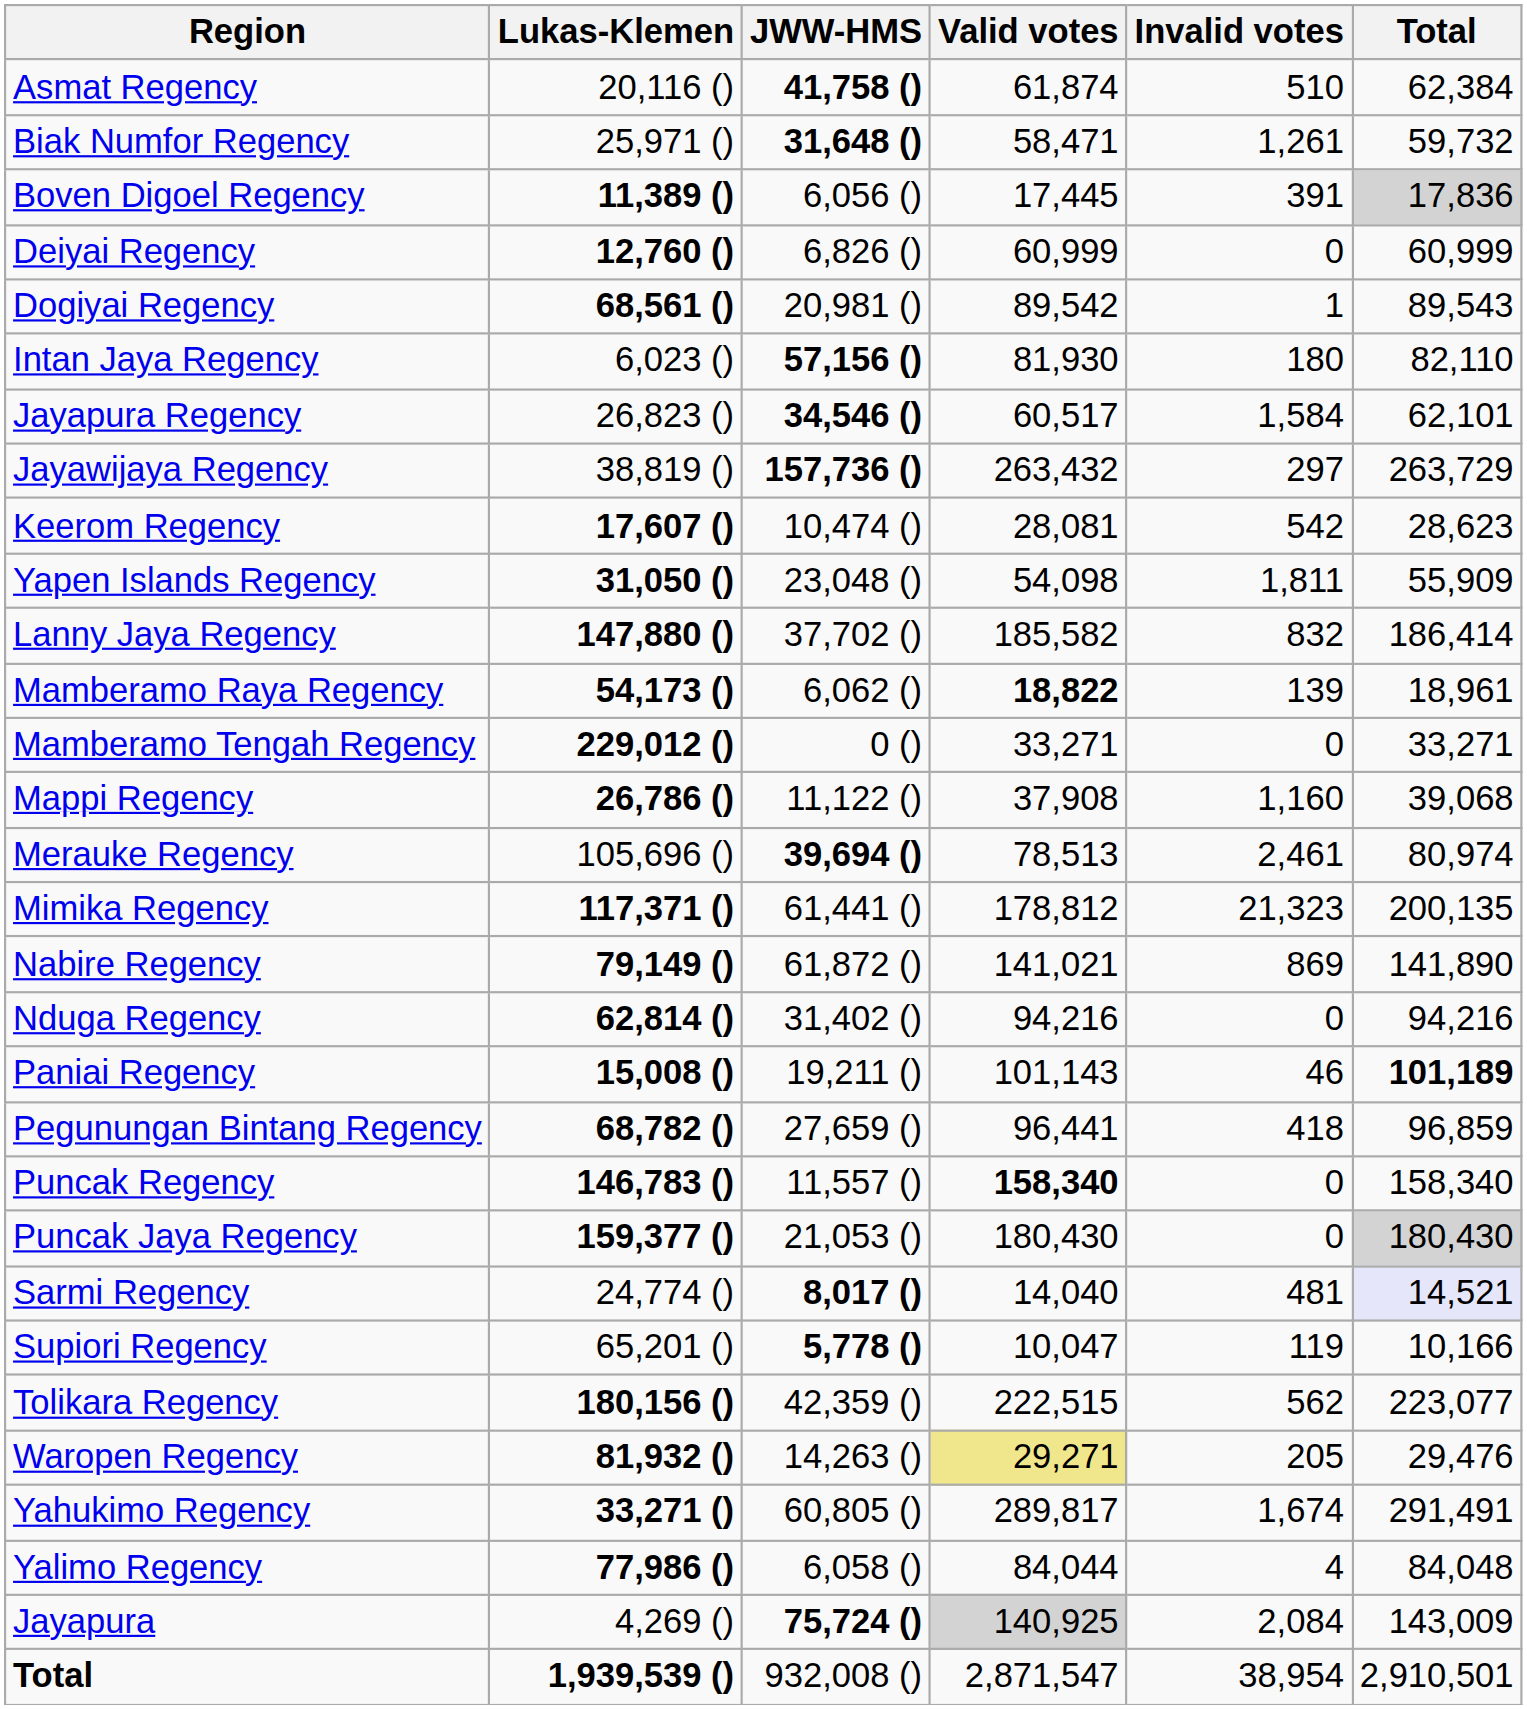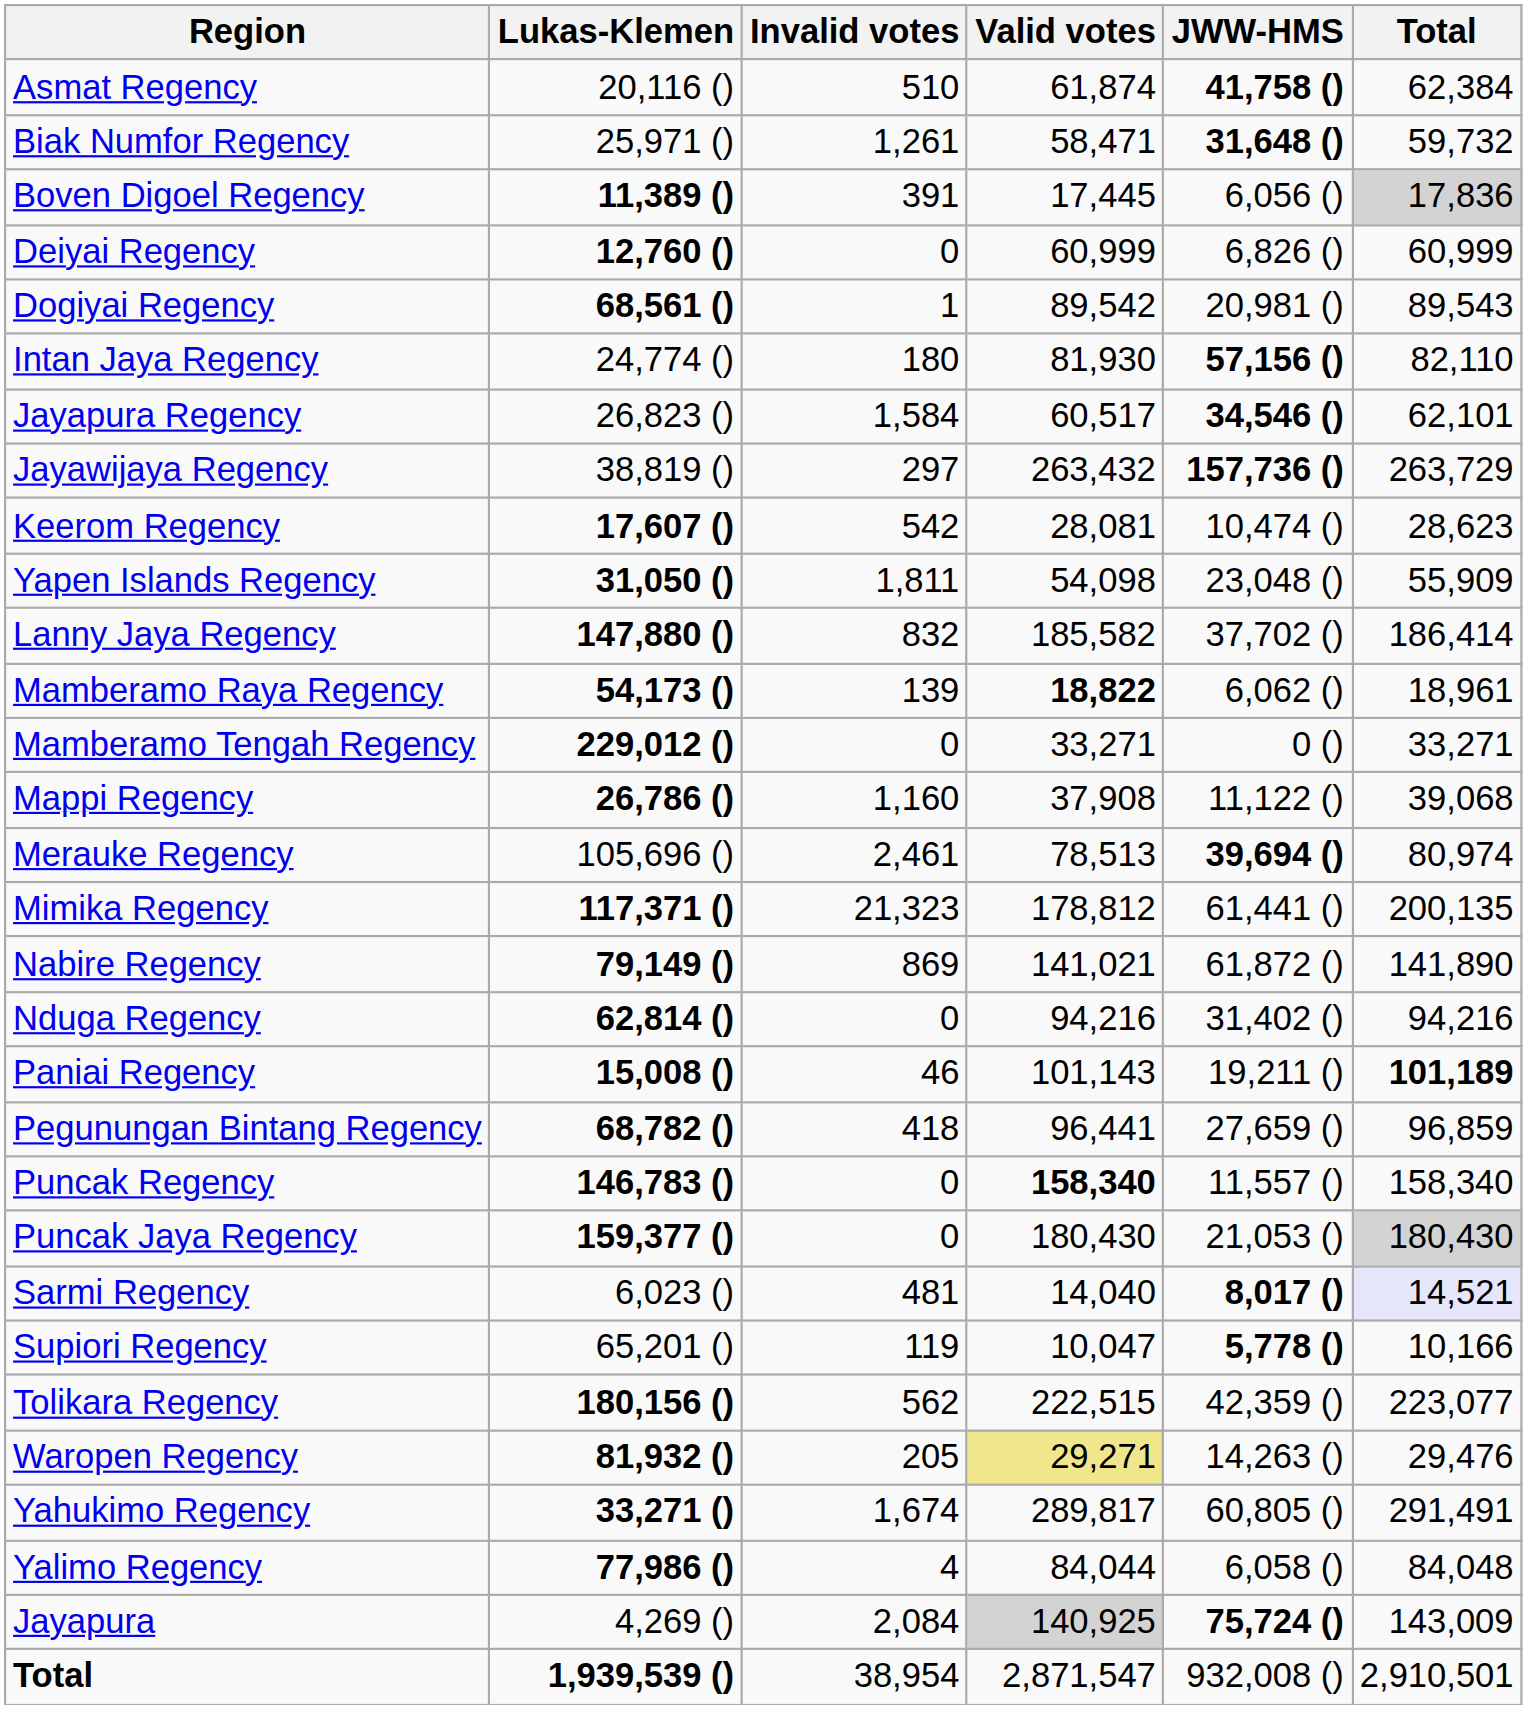columns swapped: (836, 31) <-> (1239, 31)
(675, 360) 6,023 () -> (665, 360) 24,774 ()
(665, 1292) 24,774 () -> (675, 1292) 6,023 ()
